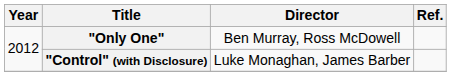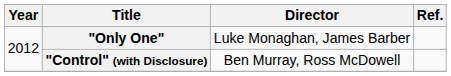(312, 37) Ben Murray, Ross McDowell -> (312, 37) Luke Monaghan, James Barber
(312, 60) Luke Monaghan, James Barber -> (312, 60) Ben Murray, Ross McDowell
